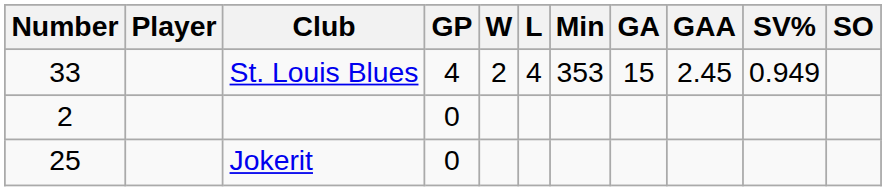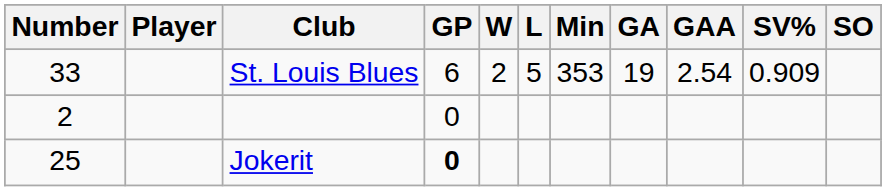(452, 71) 4 -> (452, 71) 6
(534, 71) 4 -> (534, 71) 5
(639, 71) 15 -> (639, 71) 19
(704, 71) 2.45 -> (704, 71) 2.54
(784, 71) 0.949 -> (784, 71) 0.909
(452, 161) normal -> (452, 161) bold
